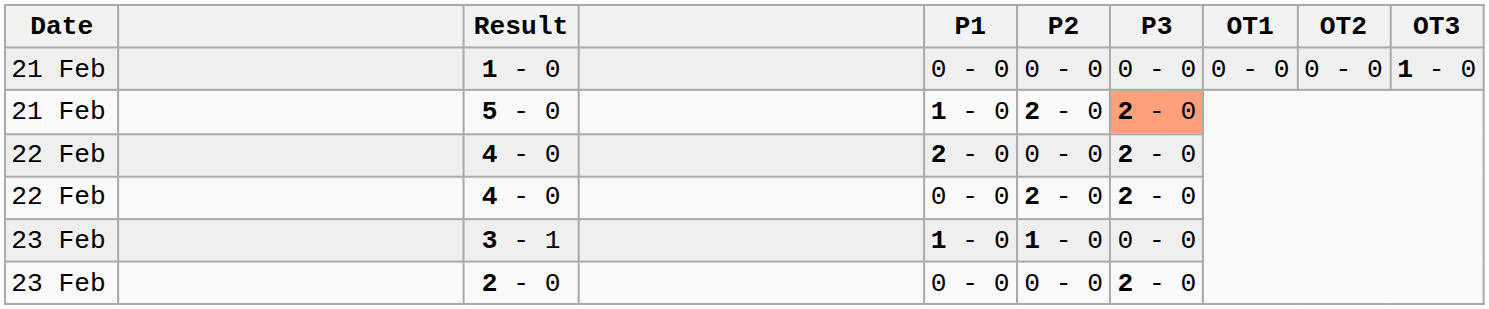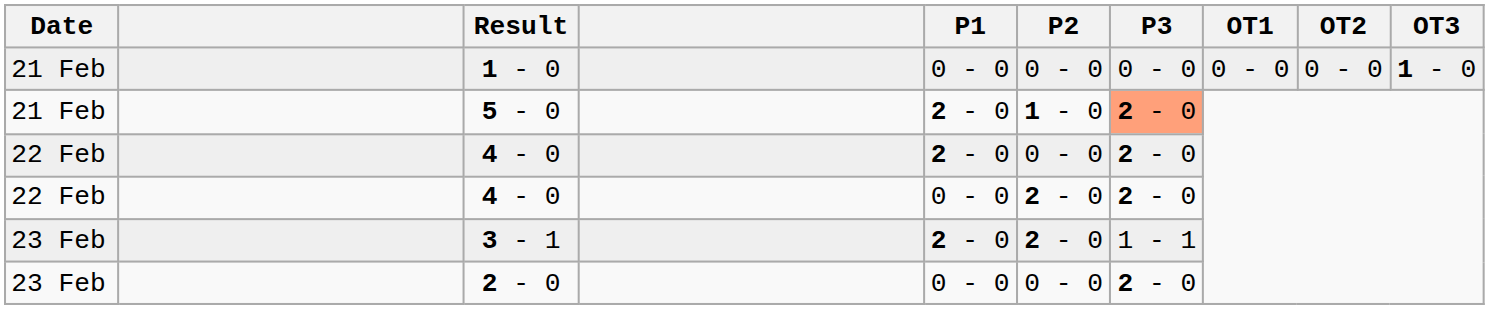(970, 112) 1 - 0 -> (970, 112) 2 - 0
(1064, 112) 2 - 0 -> (1064, 112) 1 - 0
(970, 240) 1 - 0 -> (970, 240) 2 - 0
(1064, 240) 1 - 0 -> (1064, 240) 2 - 0
(1157, 240) 0 - 0 -> (1157, 240) 1 - 1
